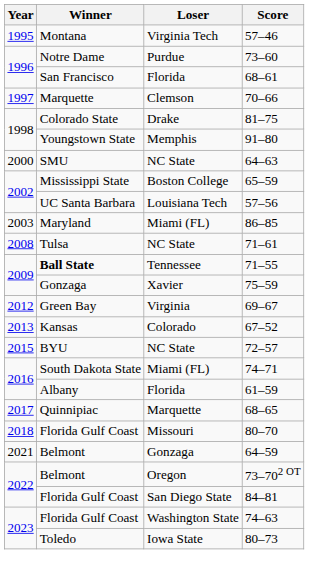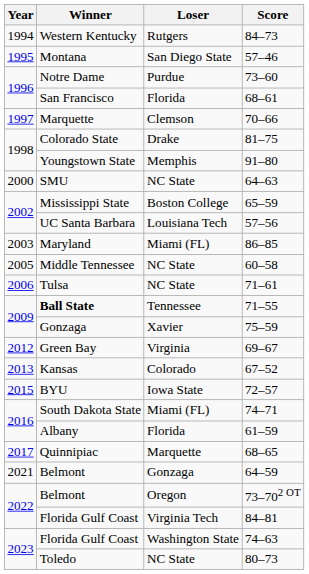+ row: (261, 35)
(183, 35) Virginia Tech -> (189, 56) San Diego State
+ row: (261, 264)
(21, 243) 2008 -> (21, 285) 2006
(171, 347) NC State -> (175, 389) Iowa State
- row: (261, 431)
(189, 497) San Diego State -> (183, 517) Virginia Tech
(175, 538) Iowa State -> (171, 559) NC State
